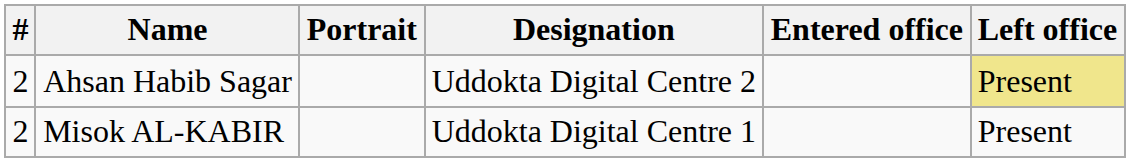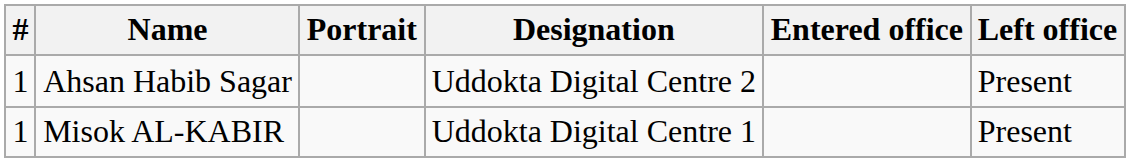(20, 80) 2 -> (20, 80) 1
(1025, 80) khaki background -> (1025, 80) no background
(20, 131) 2 -> (20, 131) 1
